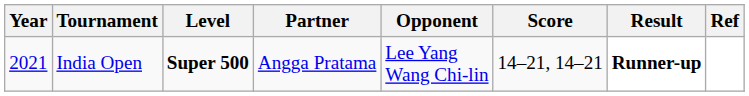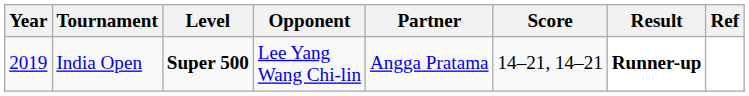columns swapped: (317, 20) <-> (437, 20)
(28, 63) 2021 -> (28, 63) 2019
